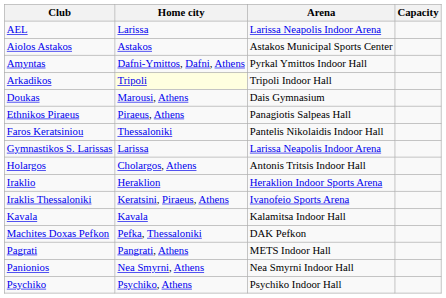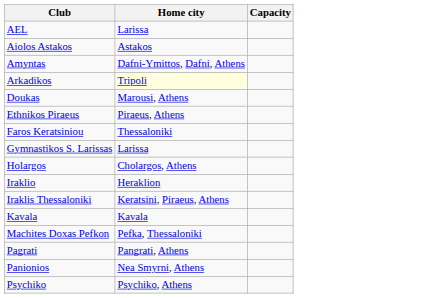- column: (321, 13)
